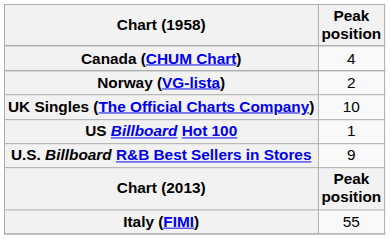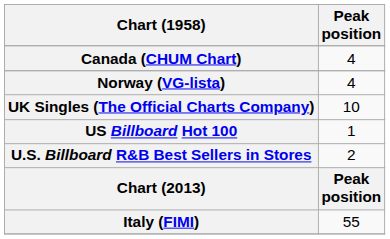(351, 82) 2 -> (351, 82) 4
(351, 155) 9 -> (351, 155) 2
